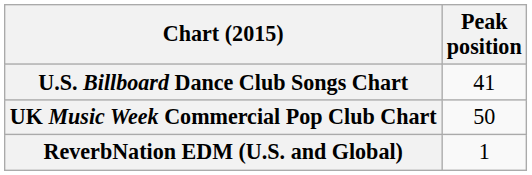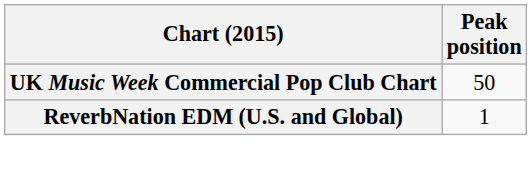- row: (223, 81)
